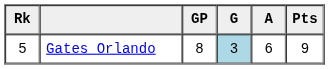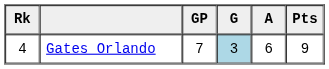(22, 49) 5 -> (22, 49) 4
(199, 49) 8 -> (199, 49) 7
